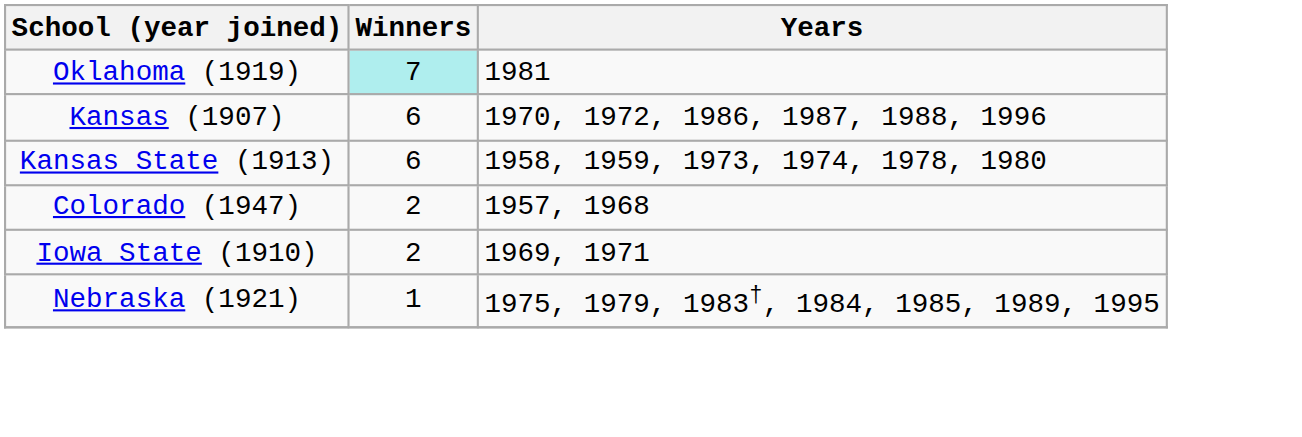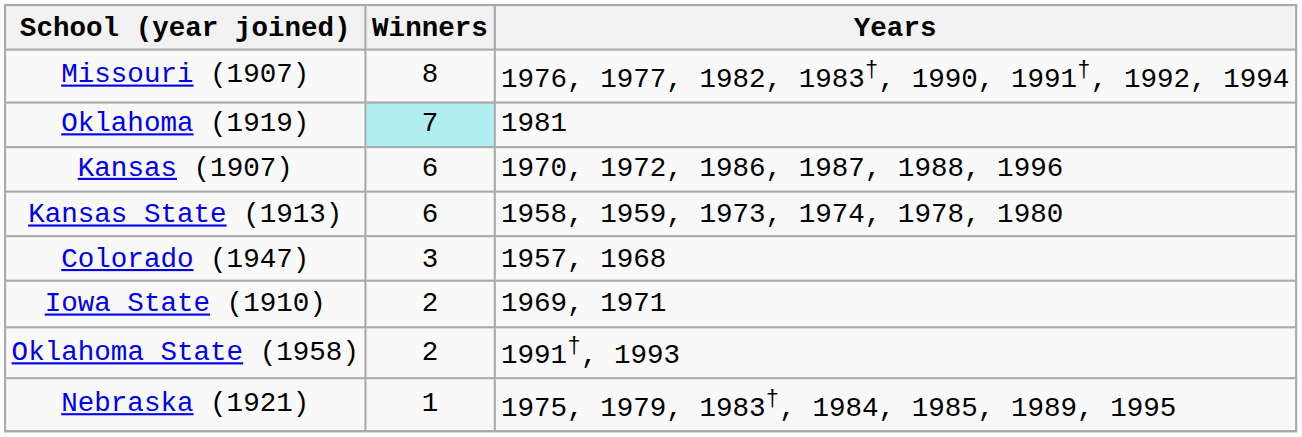+ row: (185, 76)
(413, 207) 2 -> (430, 259) 3
+ row: (185, 353)
